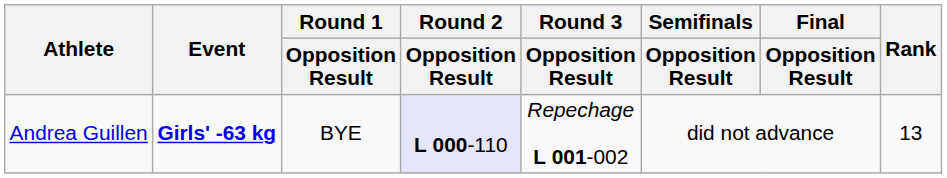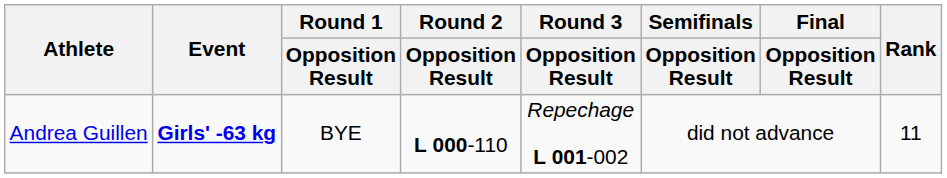(461, 146) lavender background -> (461, 146) no background
(911, 134) 13 -> (911, 134) 11
